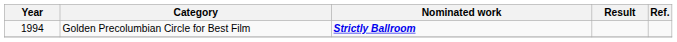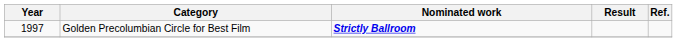(32, 28) 1994 -> (32, 28) 1997
